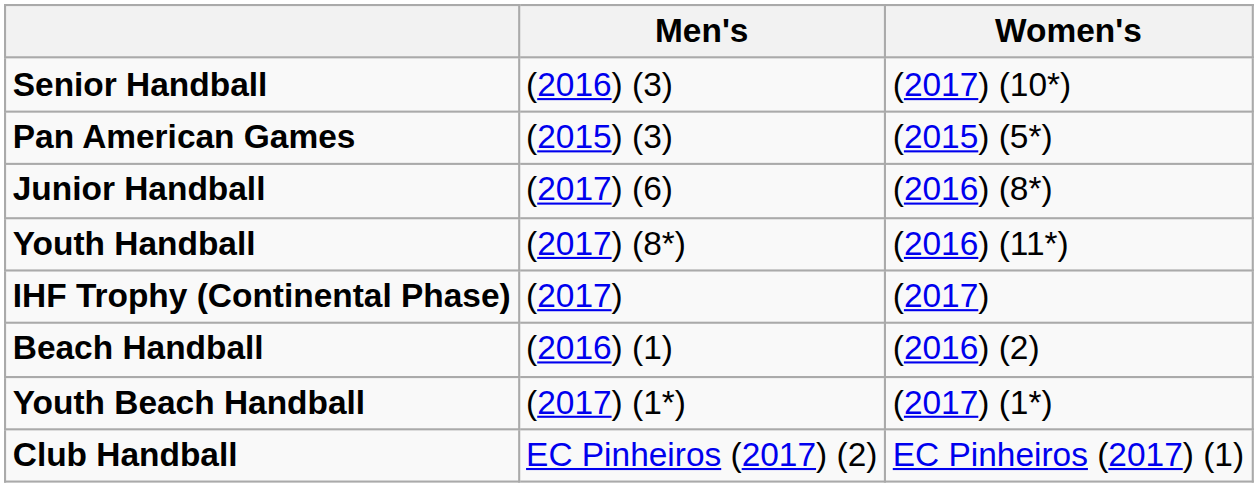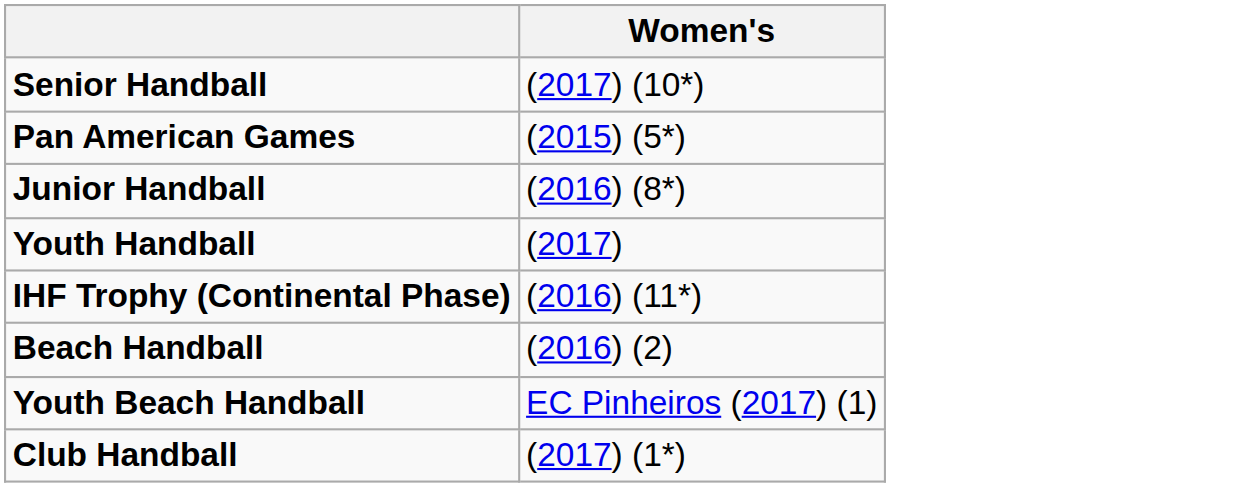- column: (702, 31)
(981, 243) (2016) (11*) -> (574, 243) (2017)
(941, 296) (2017) -> (614, 296) (2016) (11*)
(973, 402) (2017) (1*) -> (702, 402) EC Pinheiros (2017) (1)
(1068, 455) EC Pinheiros (2017) (1) -> (606, 455) (2017) (1*)
